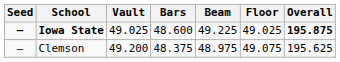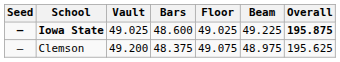columns swapped: (218, 14) <-> (262, 14)
